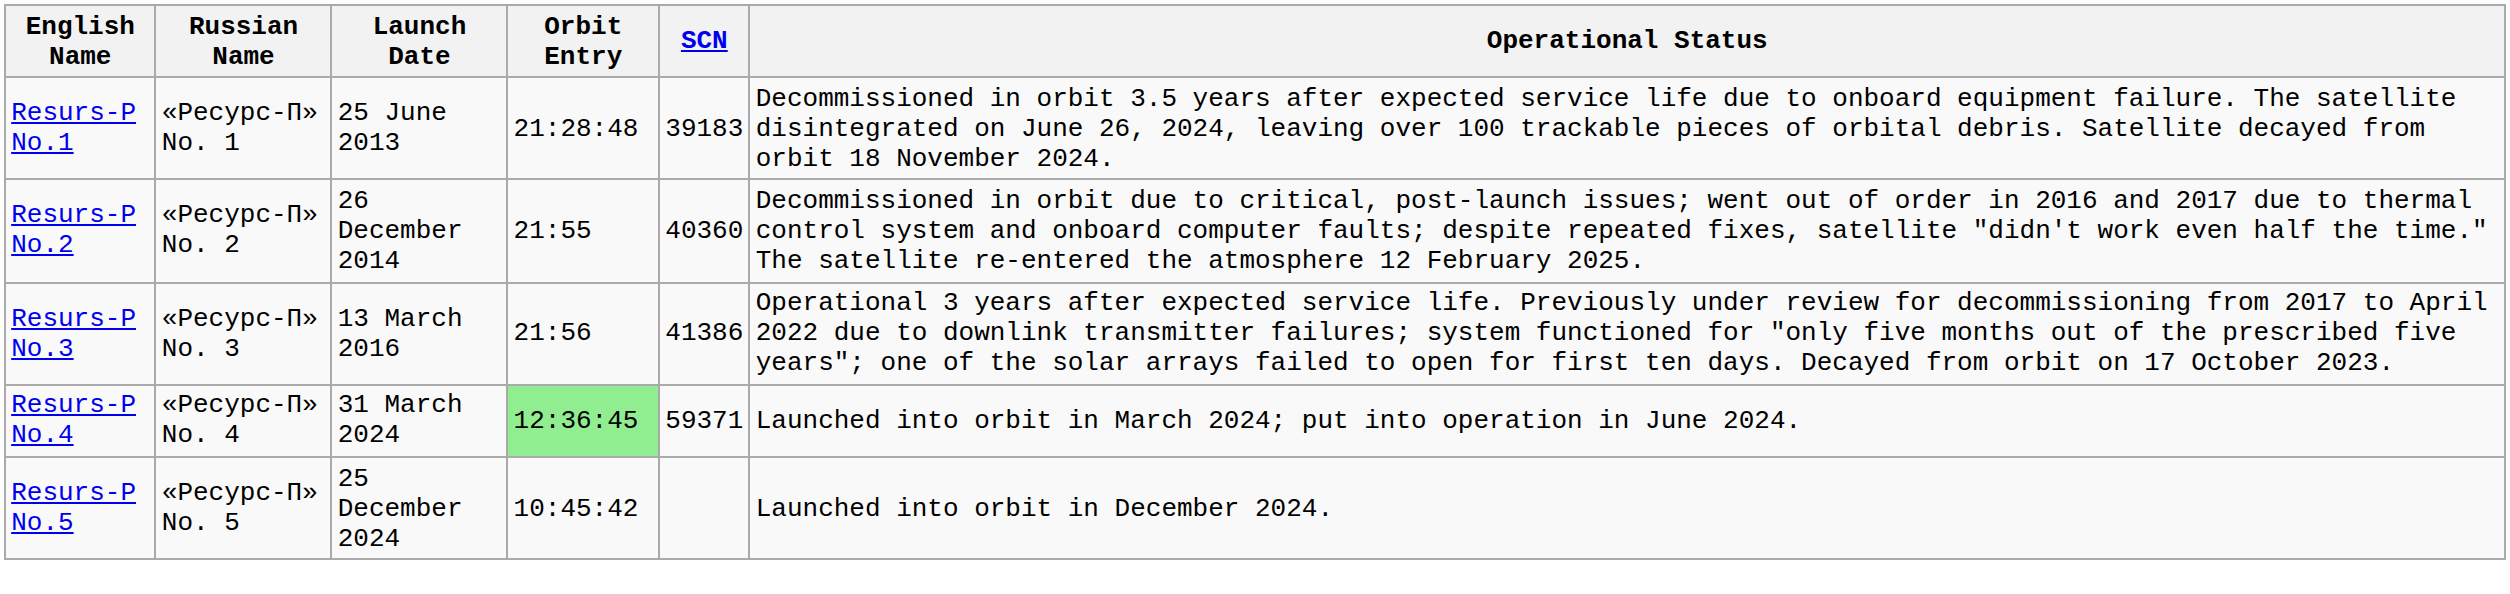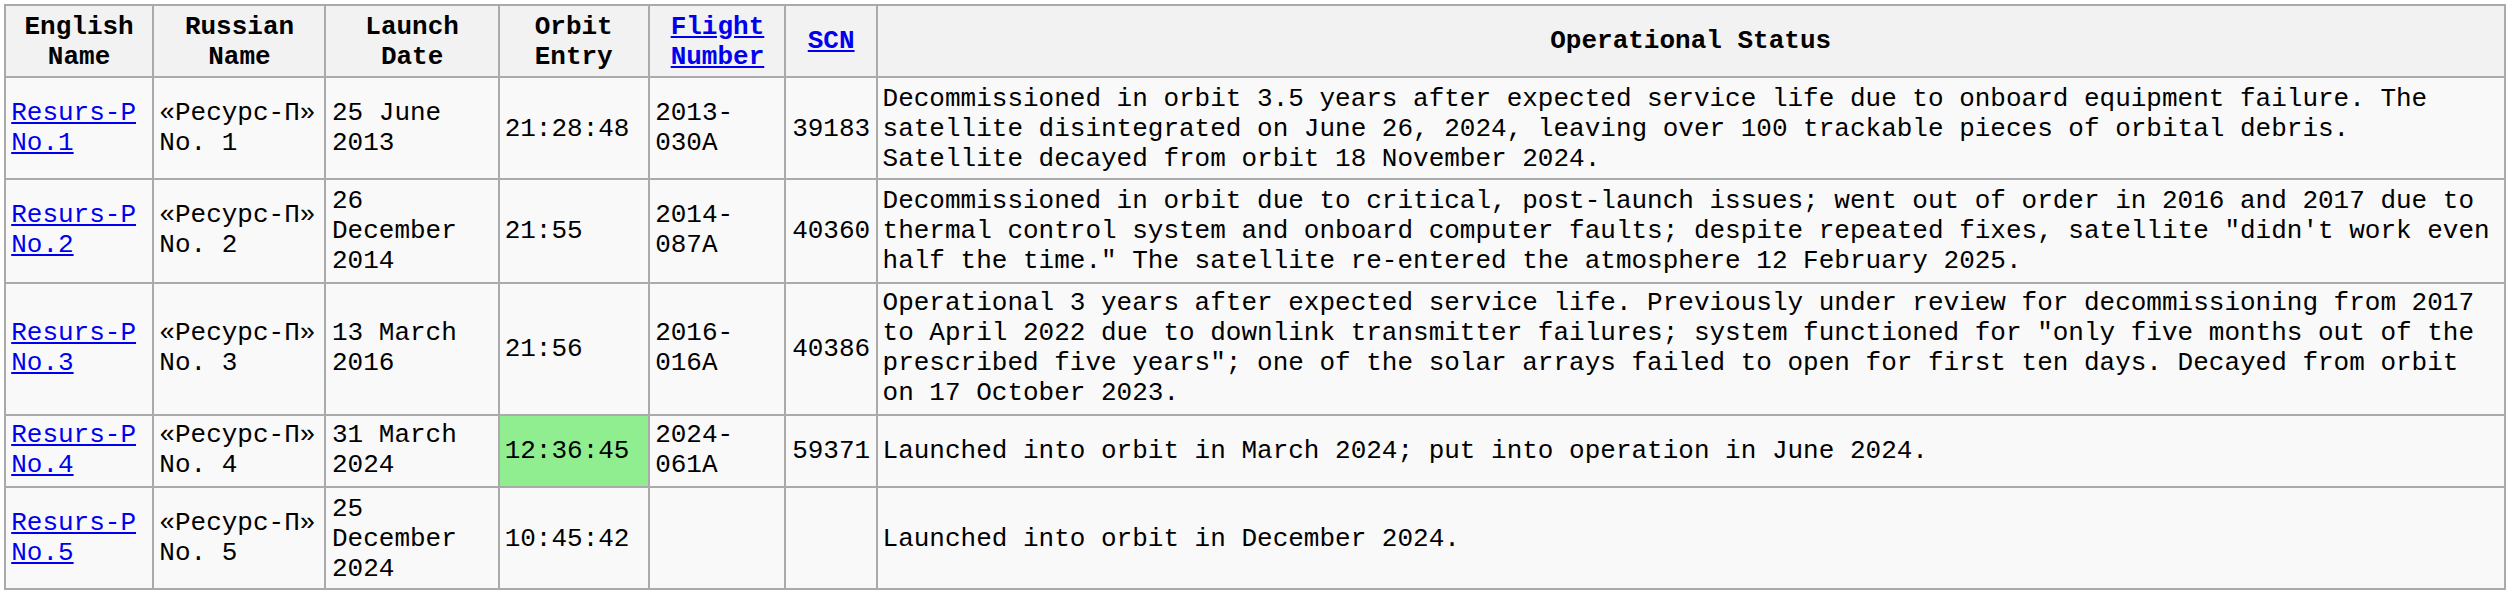+ column: (717, 41)
(704, 333) 41386 -> (831, 348) 40386
